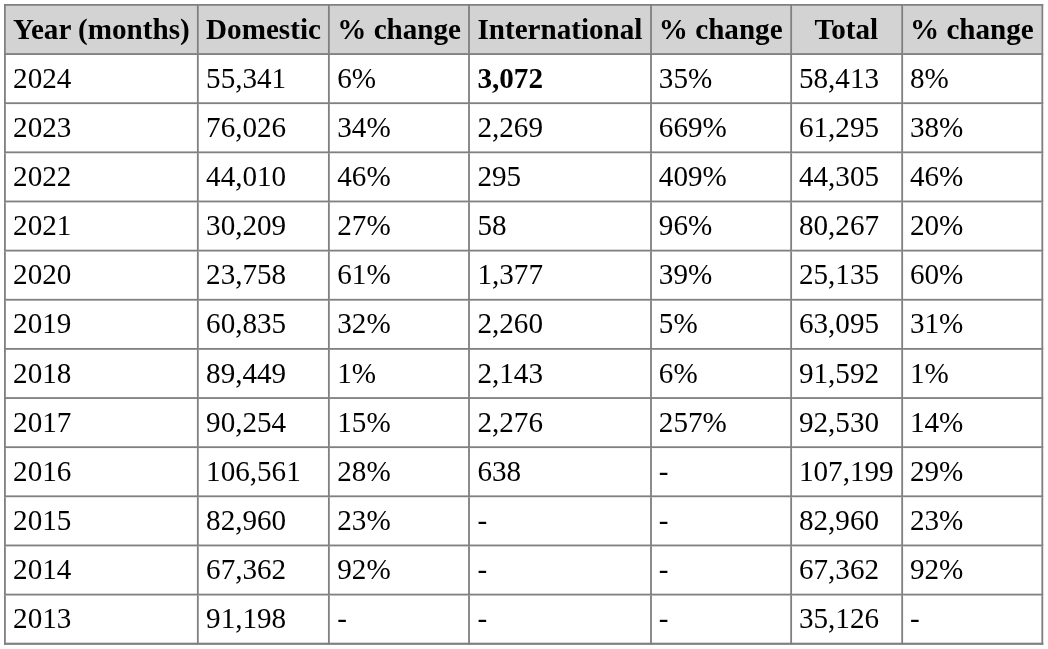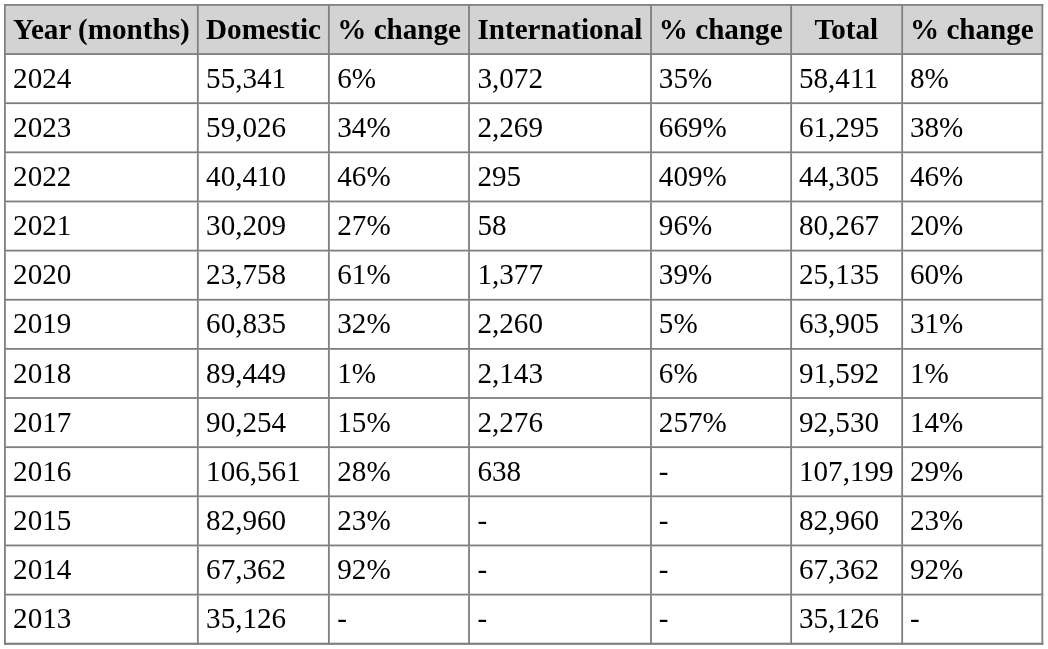(510, 78) bold -> (510, 78) normal
(839, 78) 58,413 -> (838, 78) 58,411
(246, 127) 76,026 -> (246, 127) 59,026
(246, 176) 44,010 -> (246, 176) 40,410
(839, 323) 63,095 -> (839, 323) 63,905
(246, 618) 91,198 -> (246, 618) 35,126
